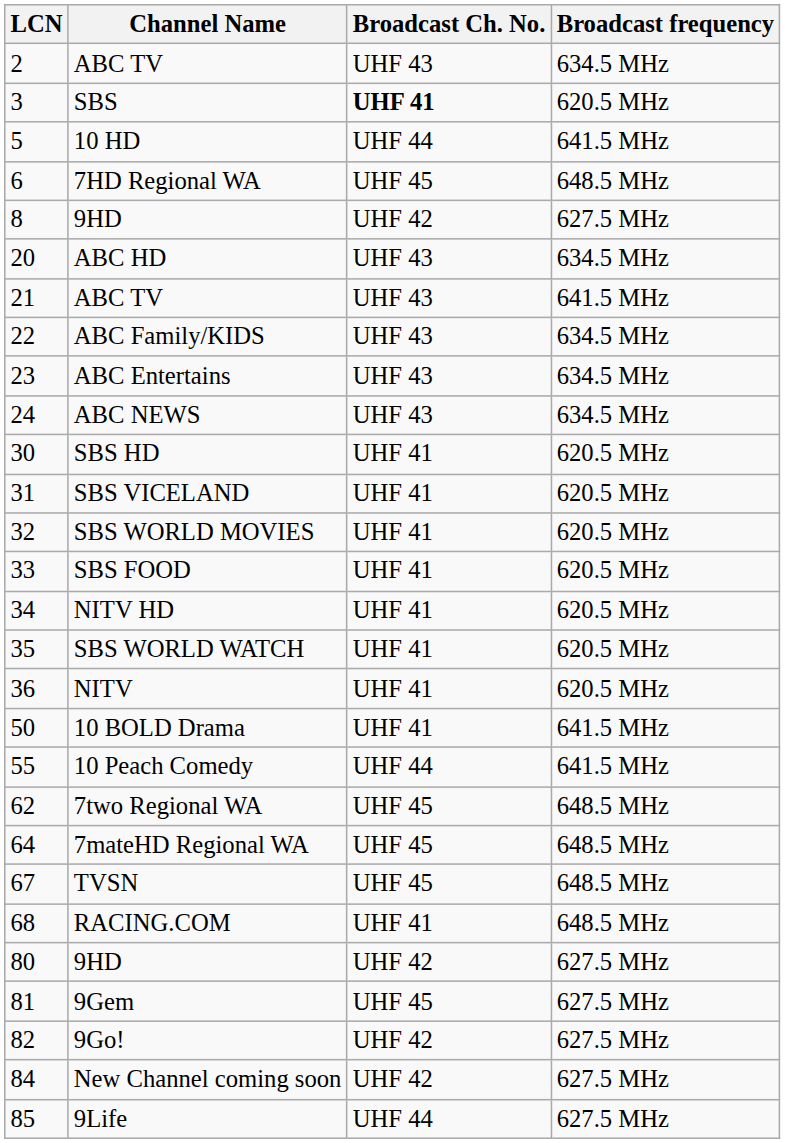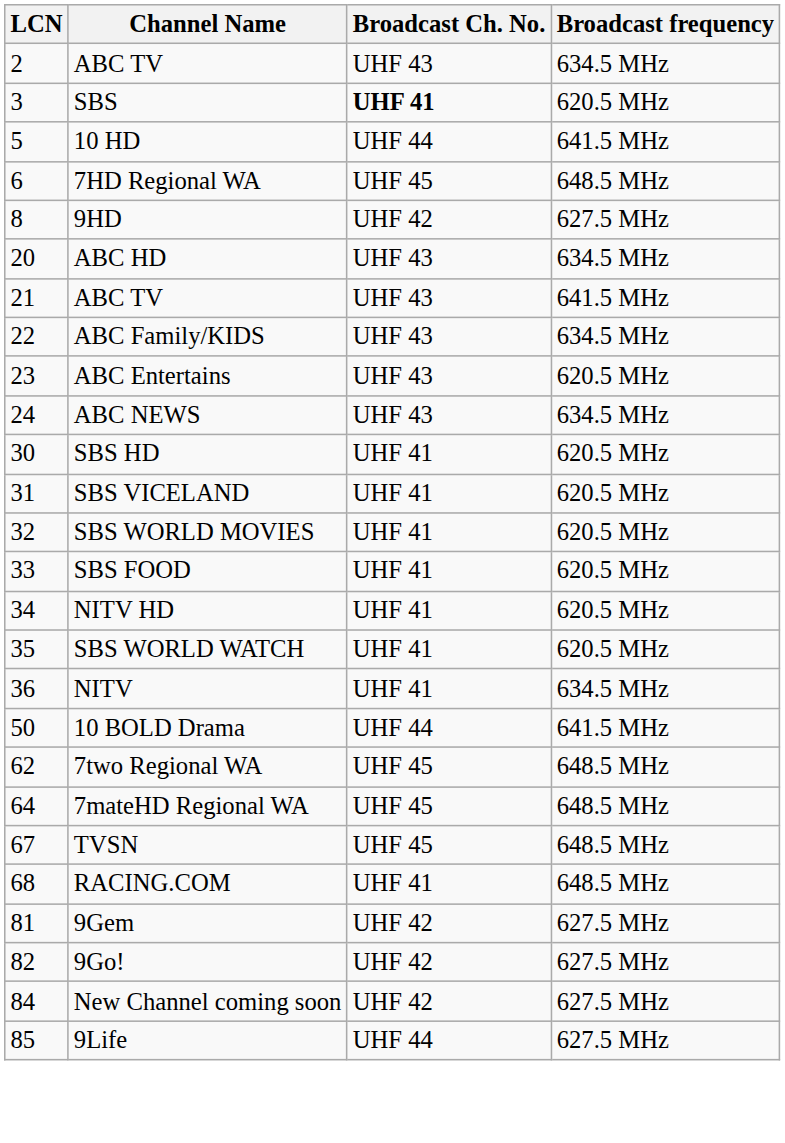(613, 375) 634.5 MHz -> (613, 375) 620.5 MHz
(613, 688) 620.5 MHz -> (613, 688) 634.5 MHz
(393, 727) UHF 41 -> (393, 727) UHF 44
- row: (23, 766)
- row: (23, 961)
(393, 1000) UHF 45 -> (393, 922) UHF 42
